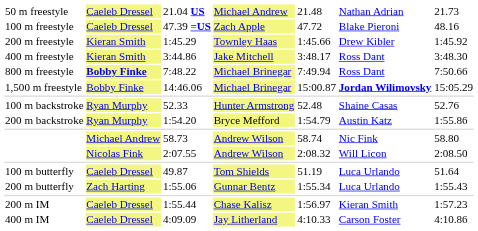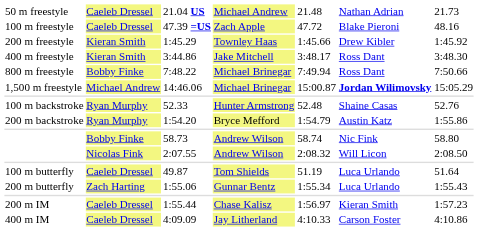(117, 72) bold -> (115, 72) normal
(115, 87) Bobby Finke -> (123, 87) Michael Andrew
(123, 138) Michael Andrew -> (115, 138) Bobby Finke
